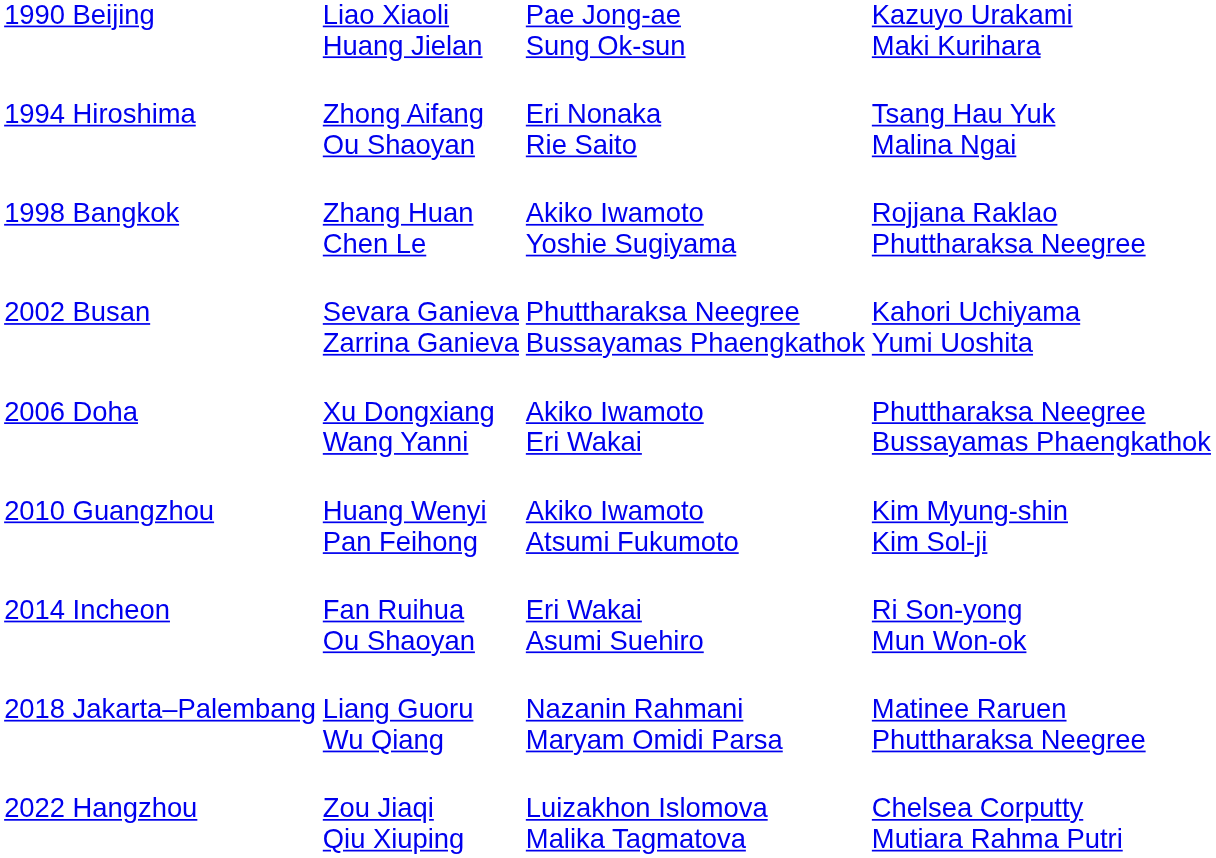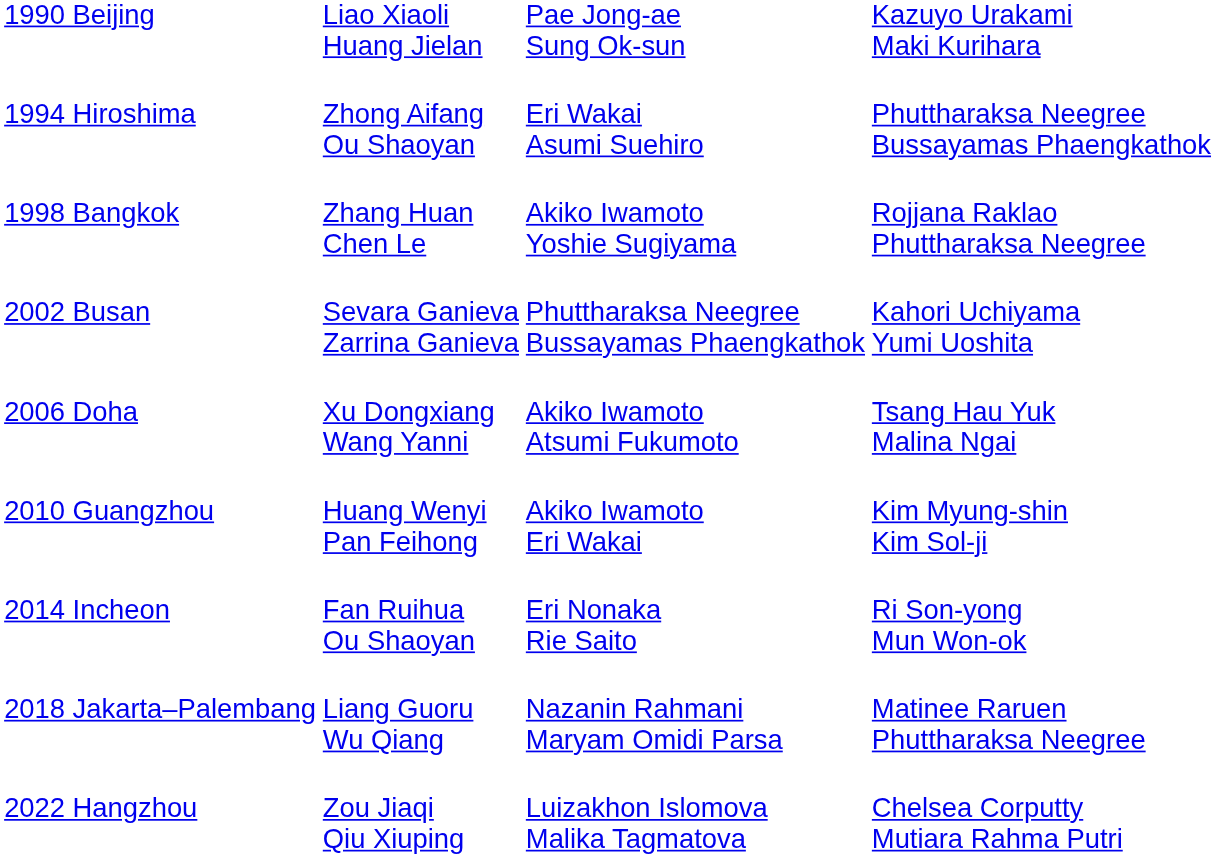(594, 129) Eri Nonaka Rie Saito -> (615, 129) Eri Wakai Asumi Suehiro
(964, 129) Tsang Hau Yuk Malina Ngai -> (1041, 129) Phuttharaksa Neegree Bussayamas Phaengkathok
(615, 427) Akiko Iwamoto Eri Wakai -> (632, 427) Akiko Iwamoto Atsumi Fukumoto
(1041, 427) Phuttharaksa Neegree Bussayamas Phaengkathok -> (964, 427) Tsang Hau Yuk Malina Ngai
(632, 526) Akiko Iwamoto Atsumi Fukumoto -> (615, 526) Akiko Iwamoto Eri Wakai
(615, 625) Eri Wakai Asumi Suehiro -> (594, 625) Eri Nonaka Rie Saito
